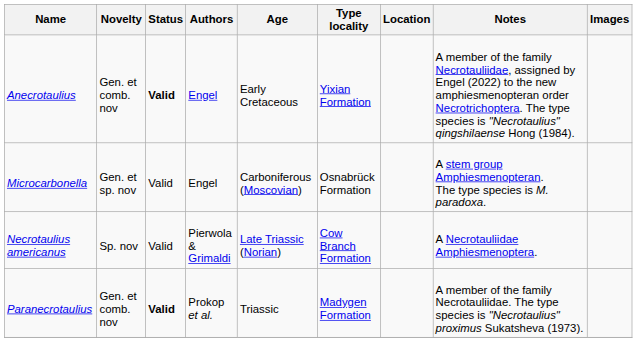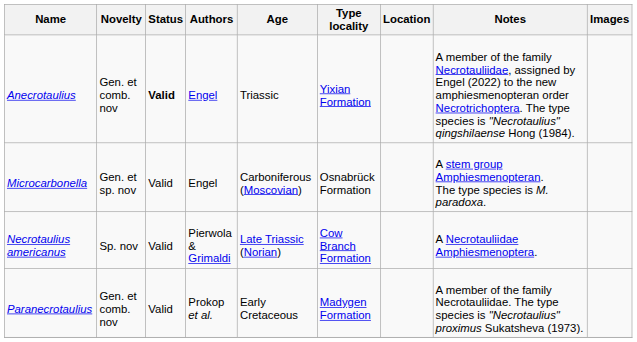(269, 95) Early Cretaceous -> (259, 95) Triassic
(162, 309) bold -> (161, 309) normal
(259, 309) Triassic -> (269, 309) Early Cretaceous
